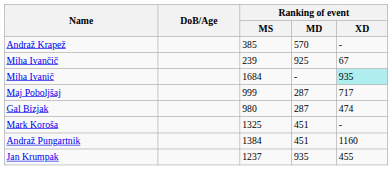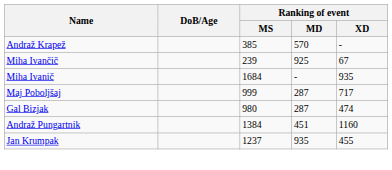(346, 76) paleturquoise background -> (346, 76) no background
- row: (32, 124)
